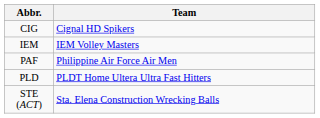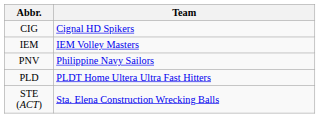- row: (29, 61)
+ row: (29, 61)
